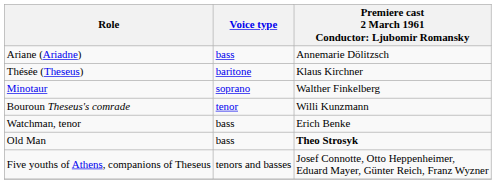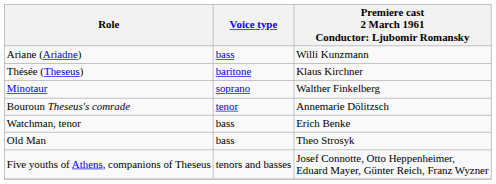(343, 54) Annemarie Dölitzsch -> (332, 54) Willi Kunzmann
(332, 106) Willi Kunzmann -> (343, 106) Annemarie Dölitzsch
(327, 141) bold -> (325, 141) normal
